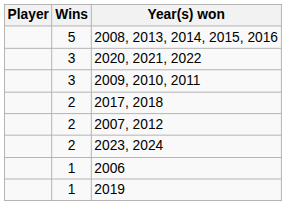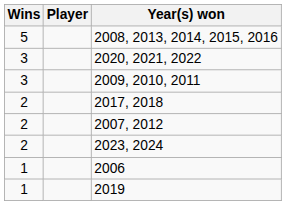columns swapped: (28, 15) <-> (72, 15)
